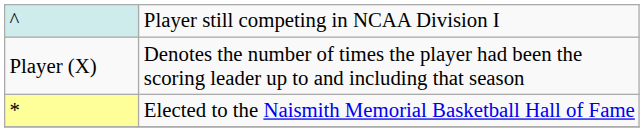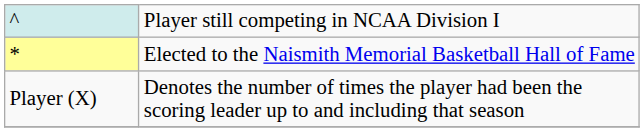rows swapped: (15, 110) <-> (53, 65)
